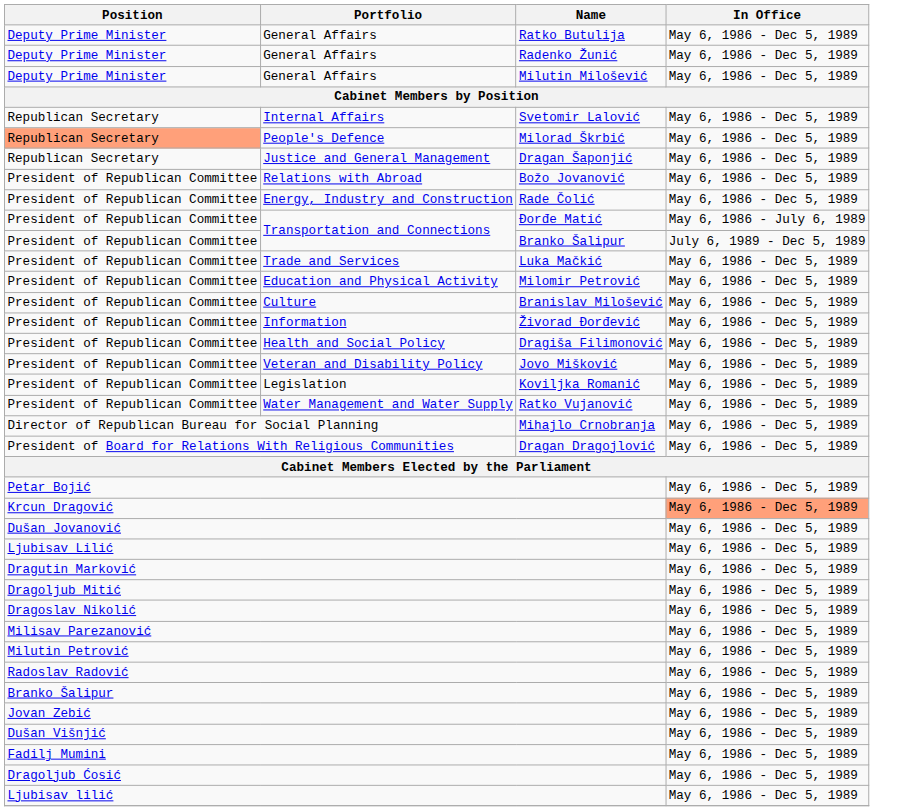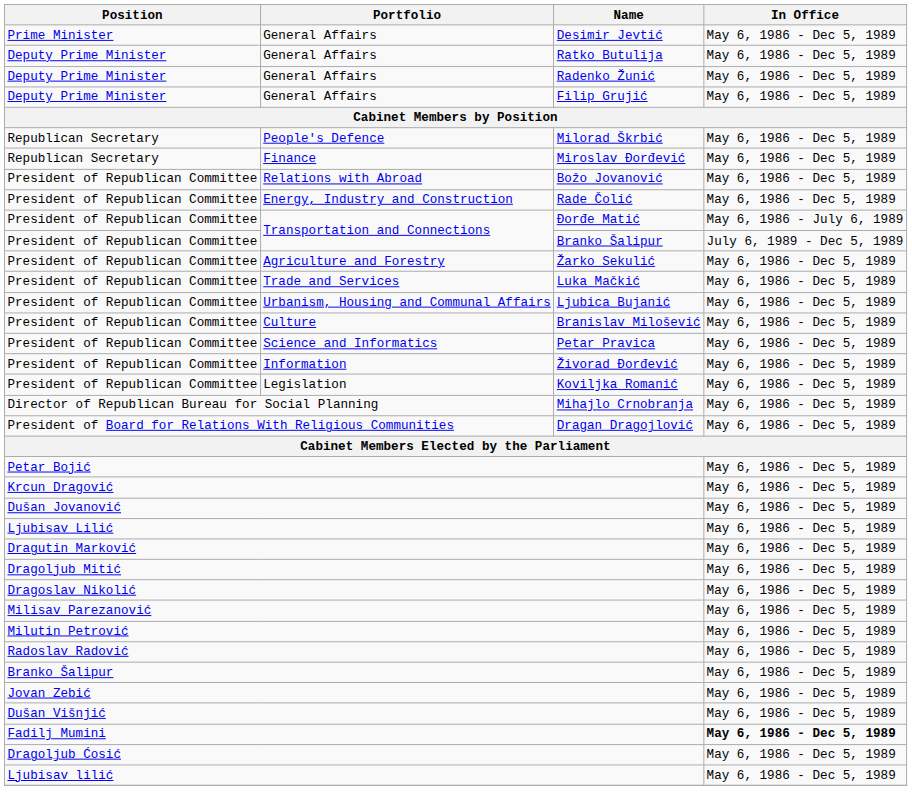+ row: (320, 35)
- row: (320, 76)
+ row: (320, 97)
- row: (324, 118)
(83, 138) lightsalmon background -> (83, 138) no background
- row: (377, 159)
+ row: (290, 159)
+ row: (354, 261)
+ row: (407, 302)
- row: (381, 282)
+ row: (350, 344)
- row: (354, 344)
- row: (373, 364)
- row: (388, 405)
(763, 508) lightsalmon background -> (801, 487) no background
(763, 755) normal -> (801, 734) bold
